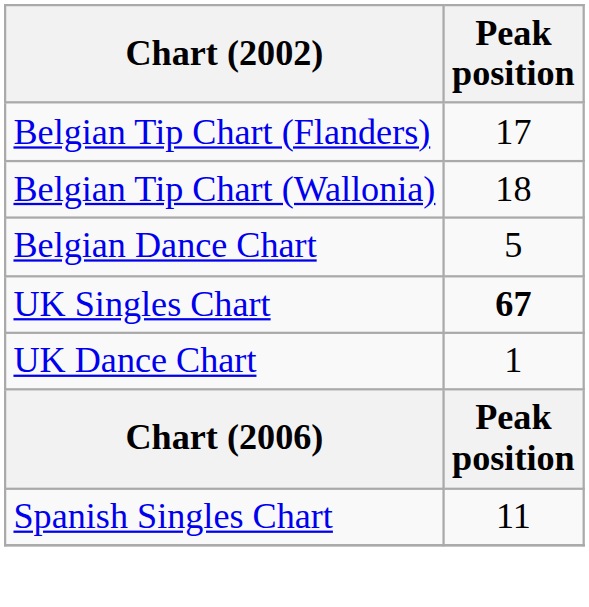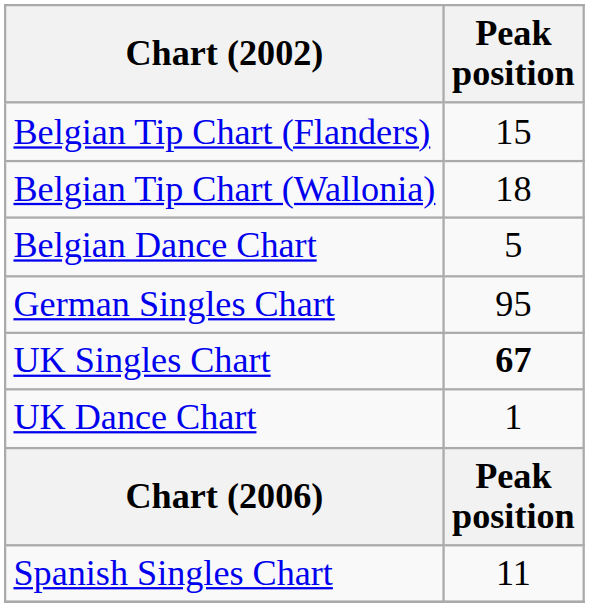(513, 131) 17 -> (513, 131) 15
+ row: (174, 303)
